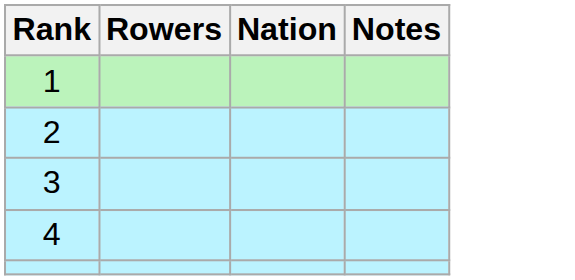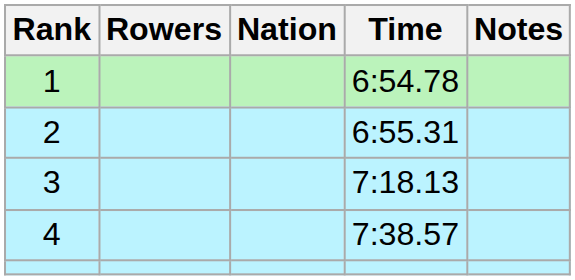+ column: (405, 30)
